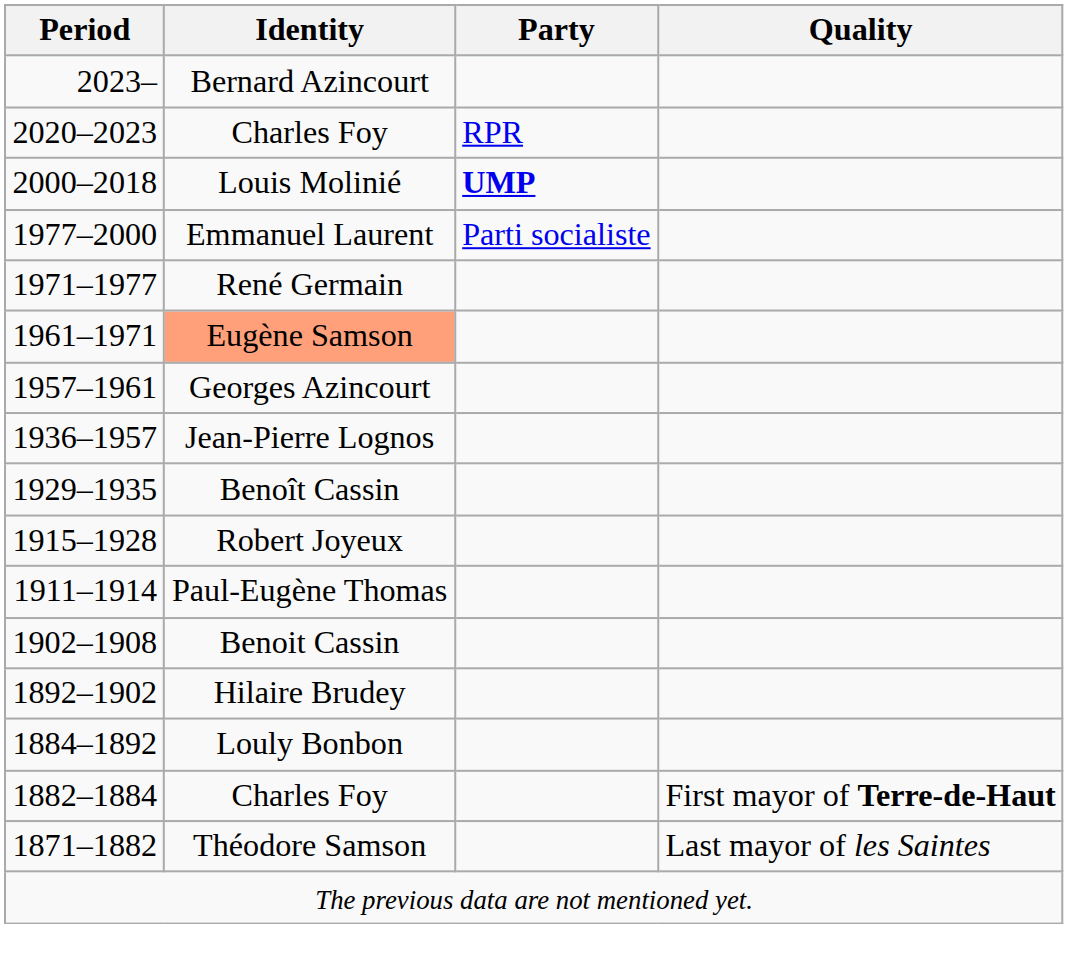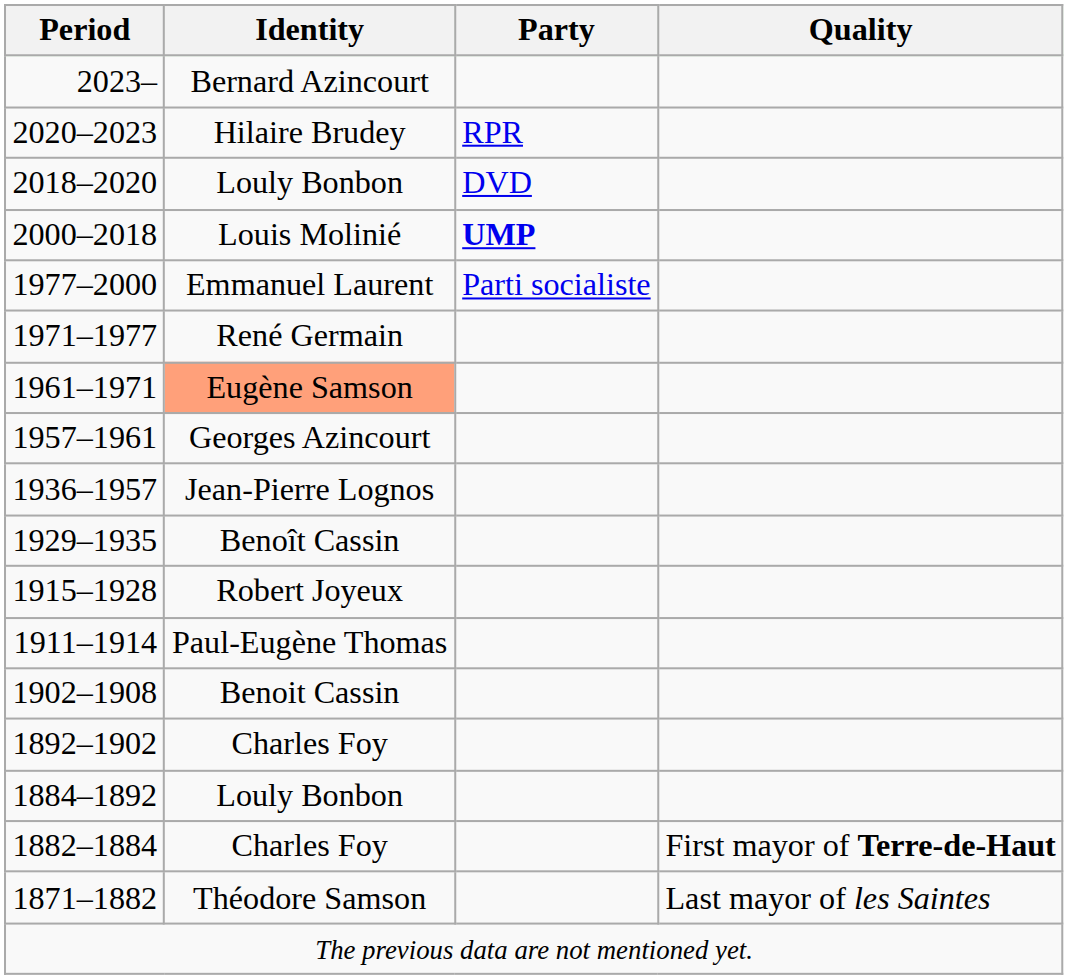(310, 132) Charles Foy -> (310, 132) Hilaire Brudey
+ row: (85, 183)
(310, 693) Hilaire Brudey -> (310, 744) Charles Foy
